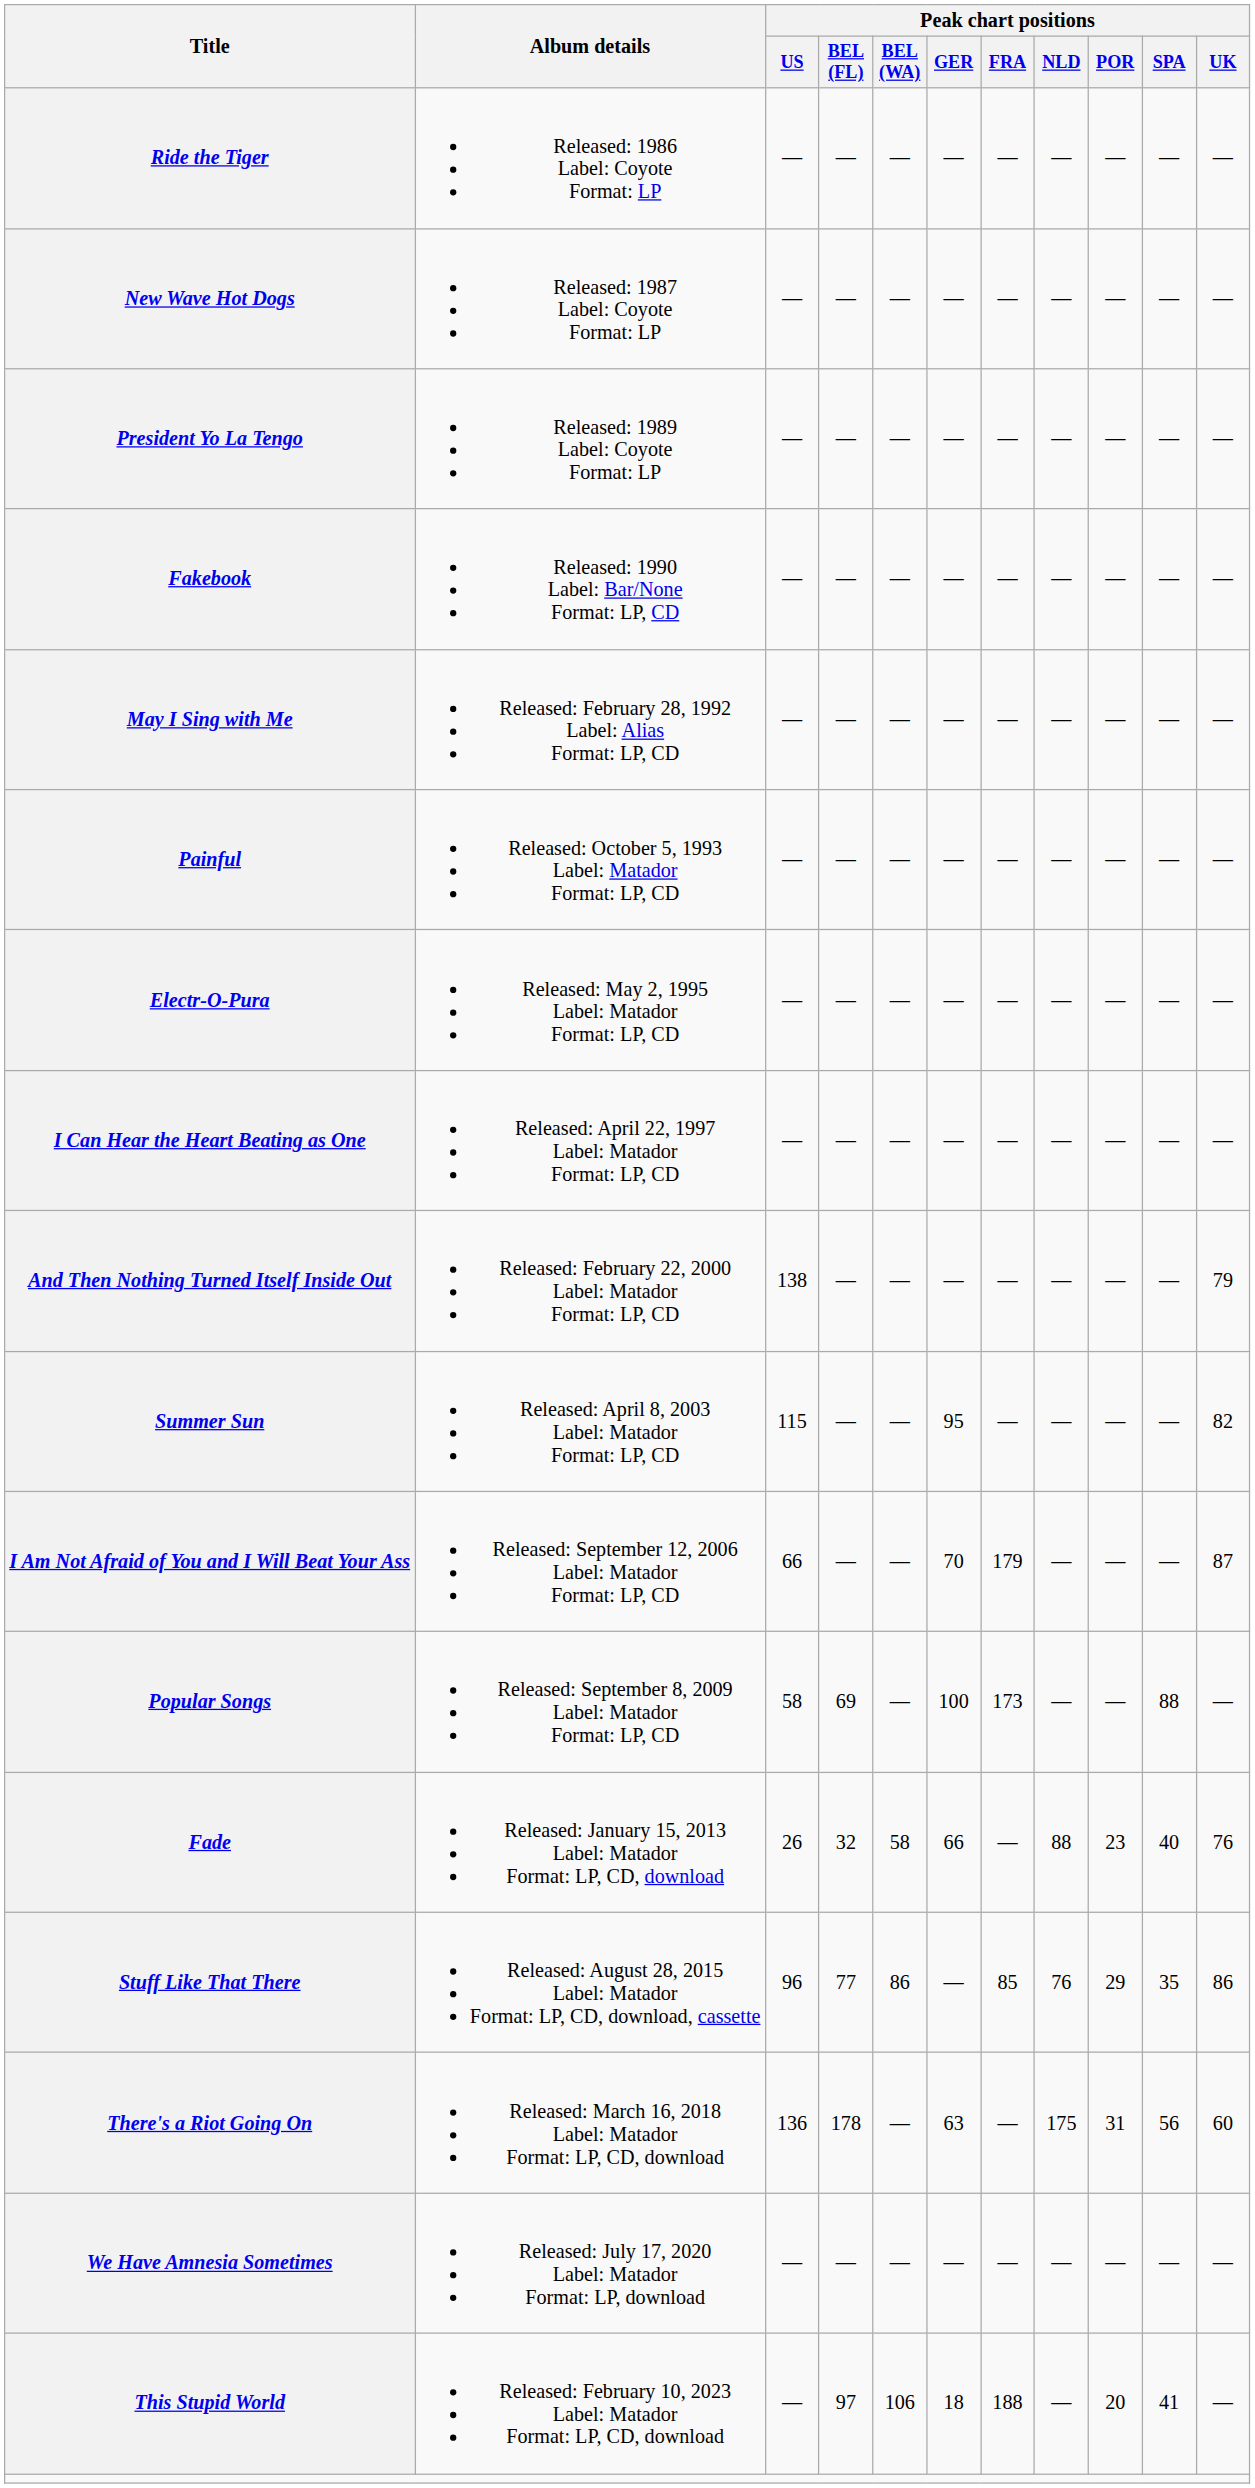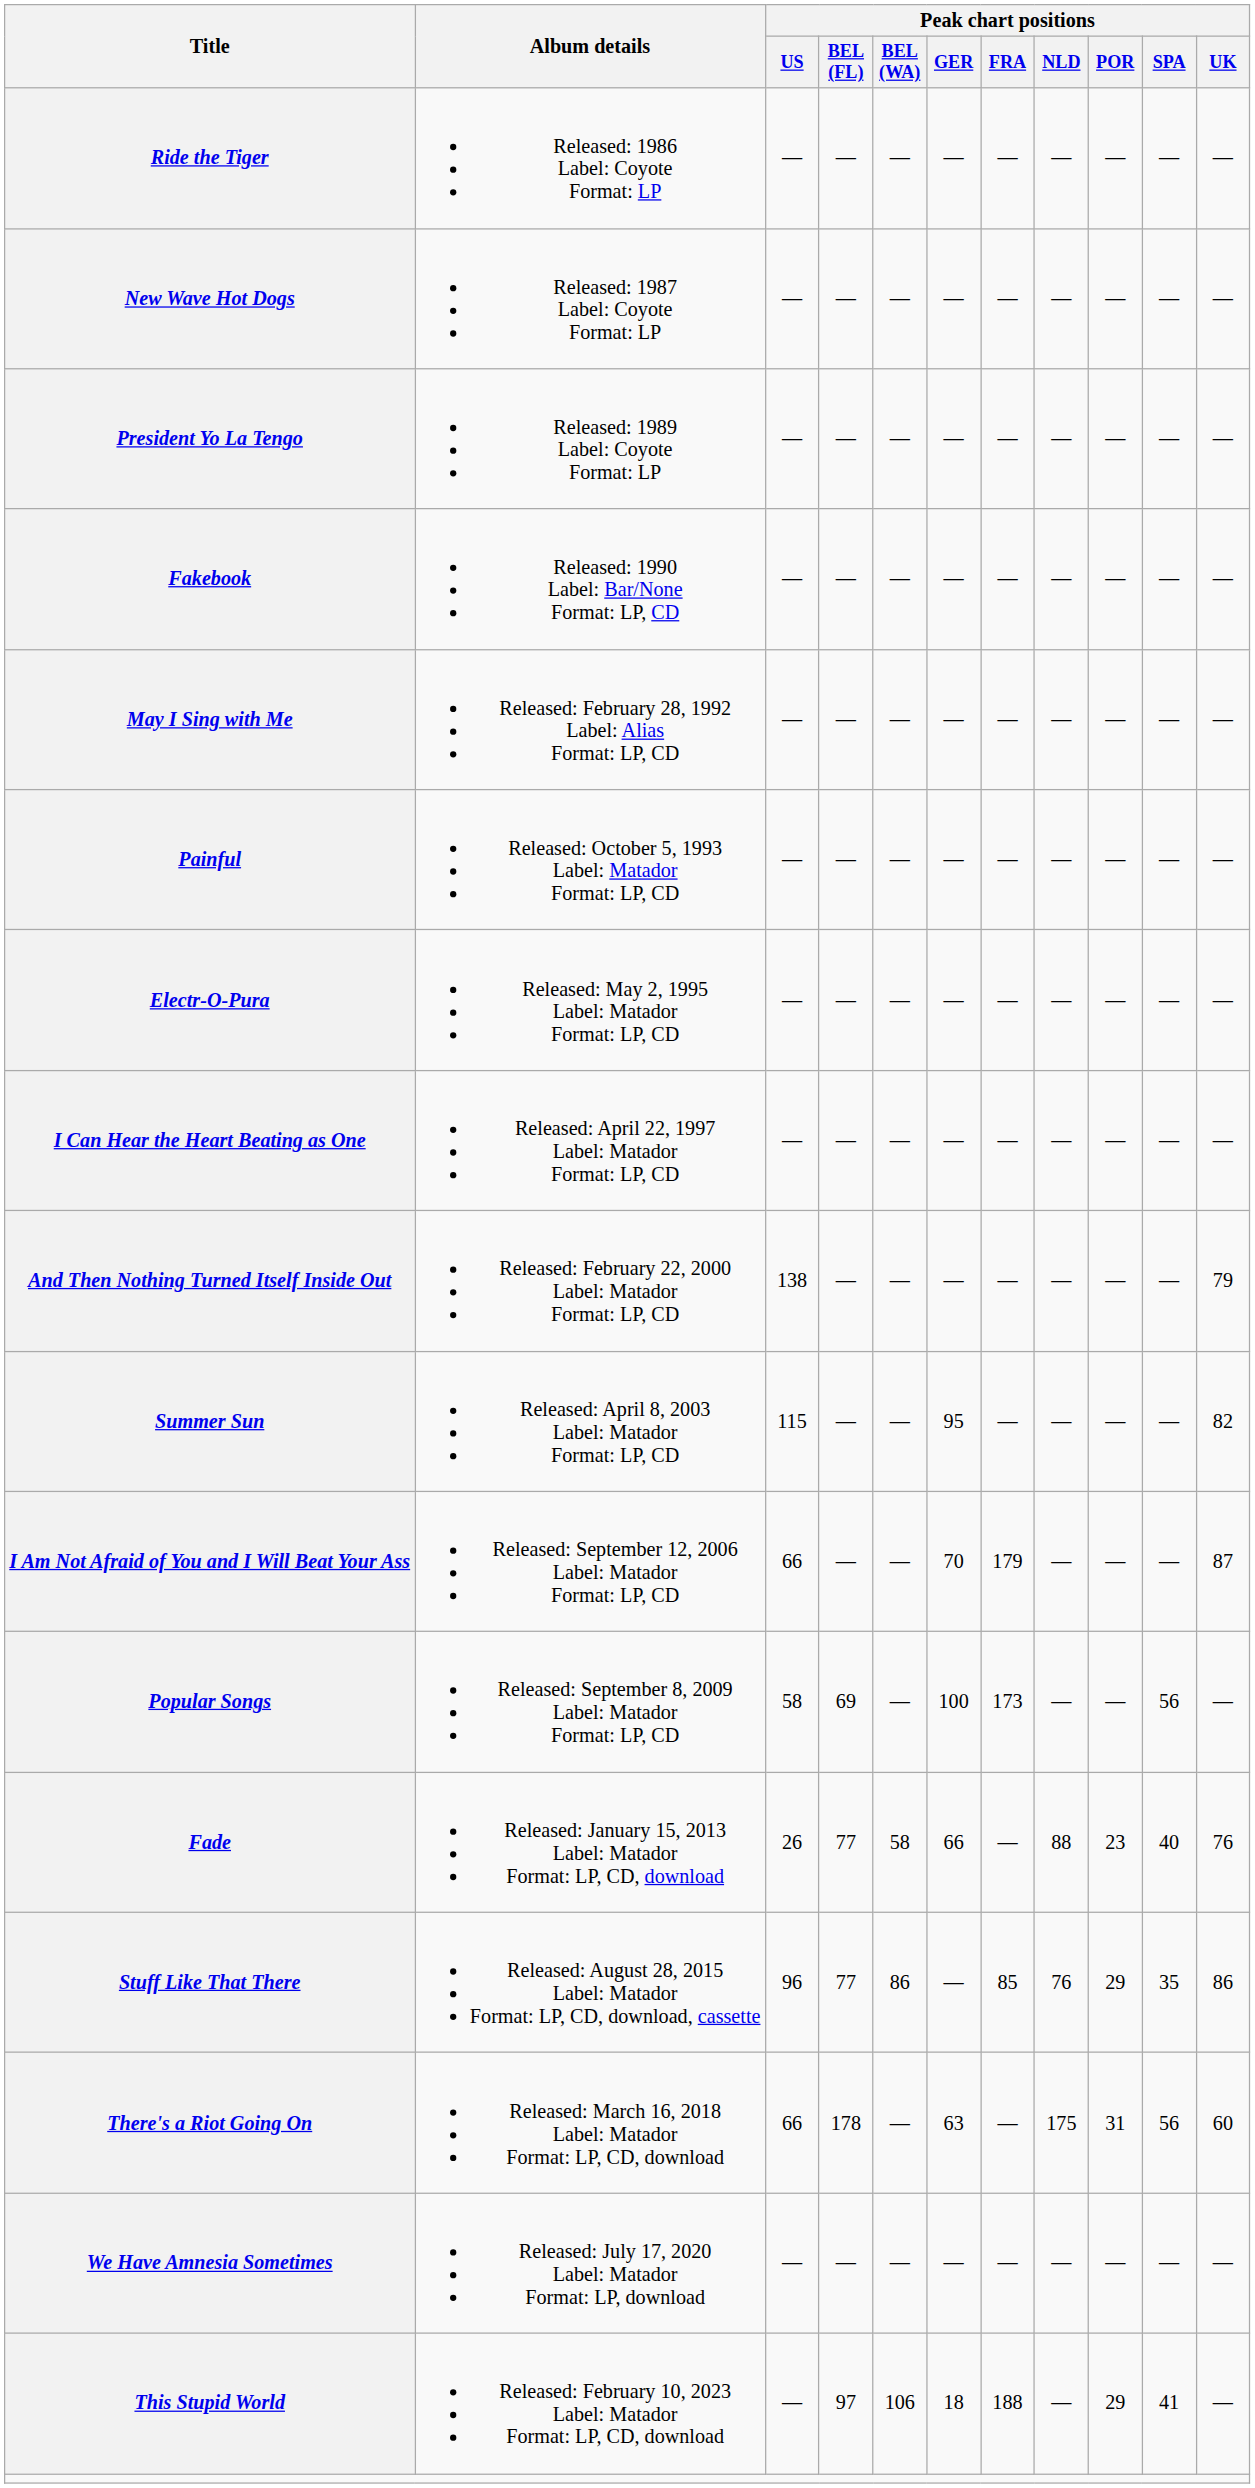(1169, 1701) 88 -> (1169, 1701) 56
(846, 1841) 32 -> (846, 1841) 77
(792, 2122) 136 -> (792, 2122) 66
(1115, 2403) 20 -> (1115, 2403) 29
